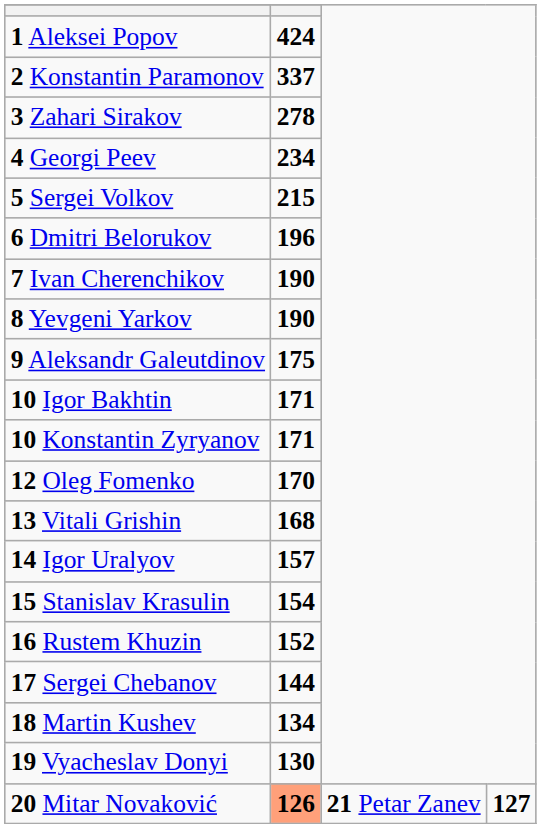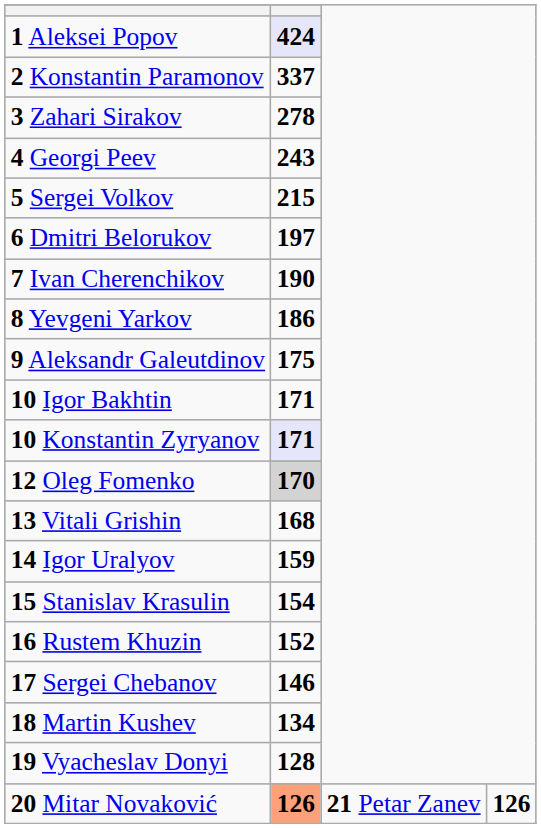(296, 36) no background -> (296, 36) lavender background
(296, 157) 234 -> (296, 157) 243
(296, 238) 196 -> (296, 238) 197
(296, 318) 190 -> (296, 318) 186
(296, 439) no background -> (296, 439) lavender background
(296, 480) no background -> (296, 480) lightgrey background
(296, 560) 157 -> (296, 560) 159
(296, 681) 144 -> (296, 681) 146
(296, 762) 130 -> (296, 762) 128
(511, 802) 127 -> (511, 802) 126
